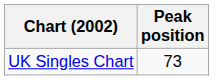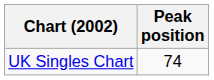(173, 61) 73 -> (173, 61) 74
